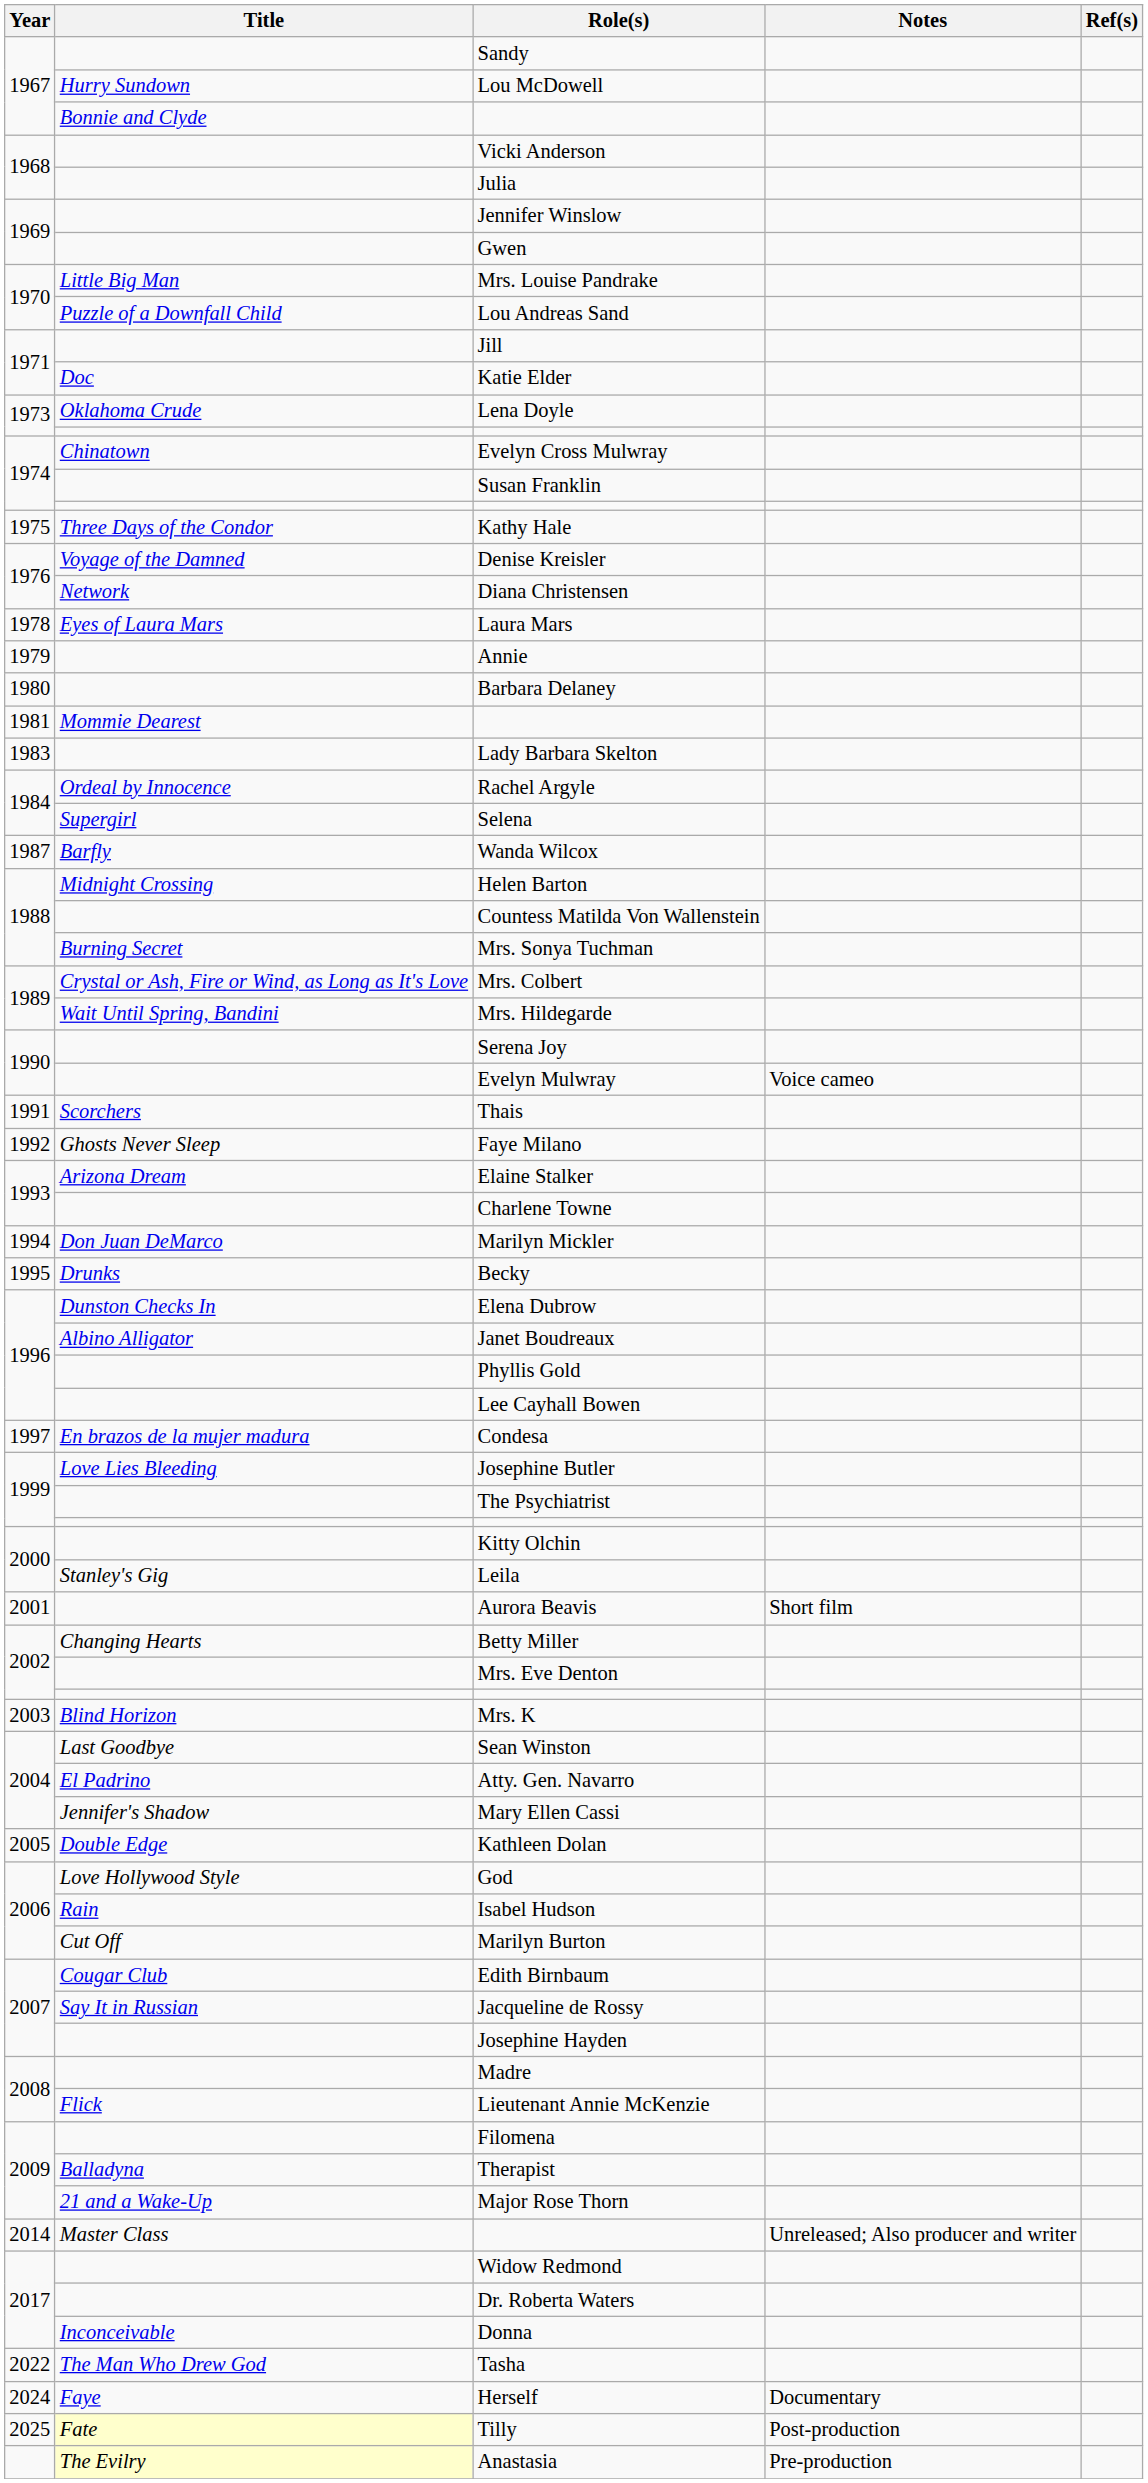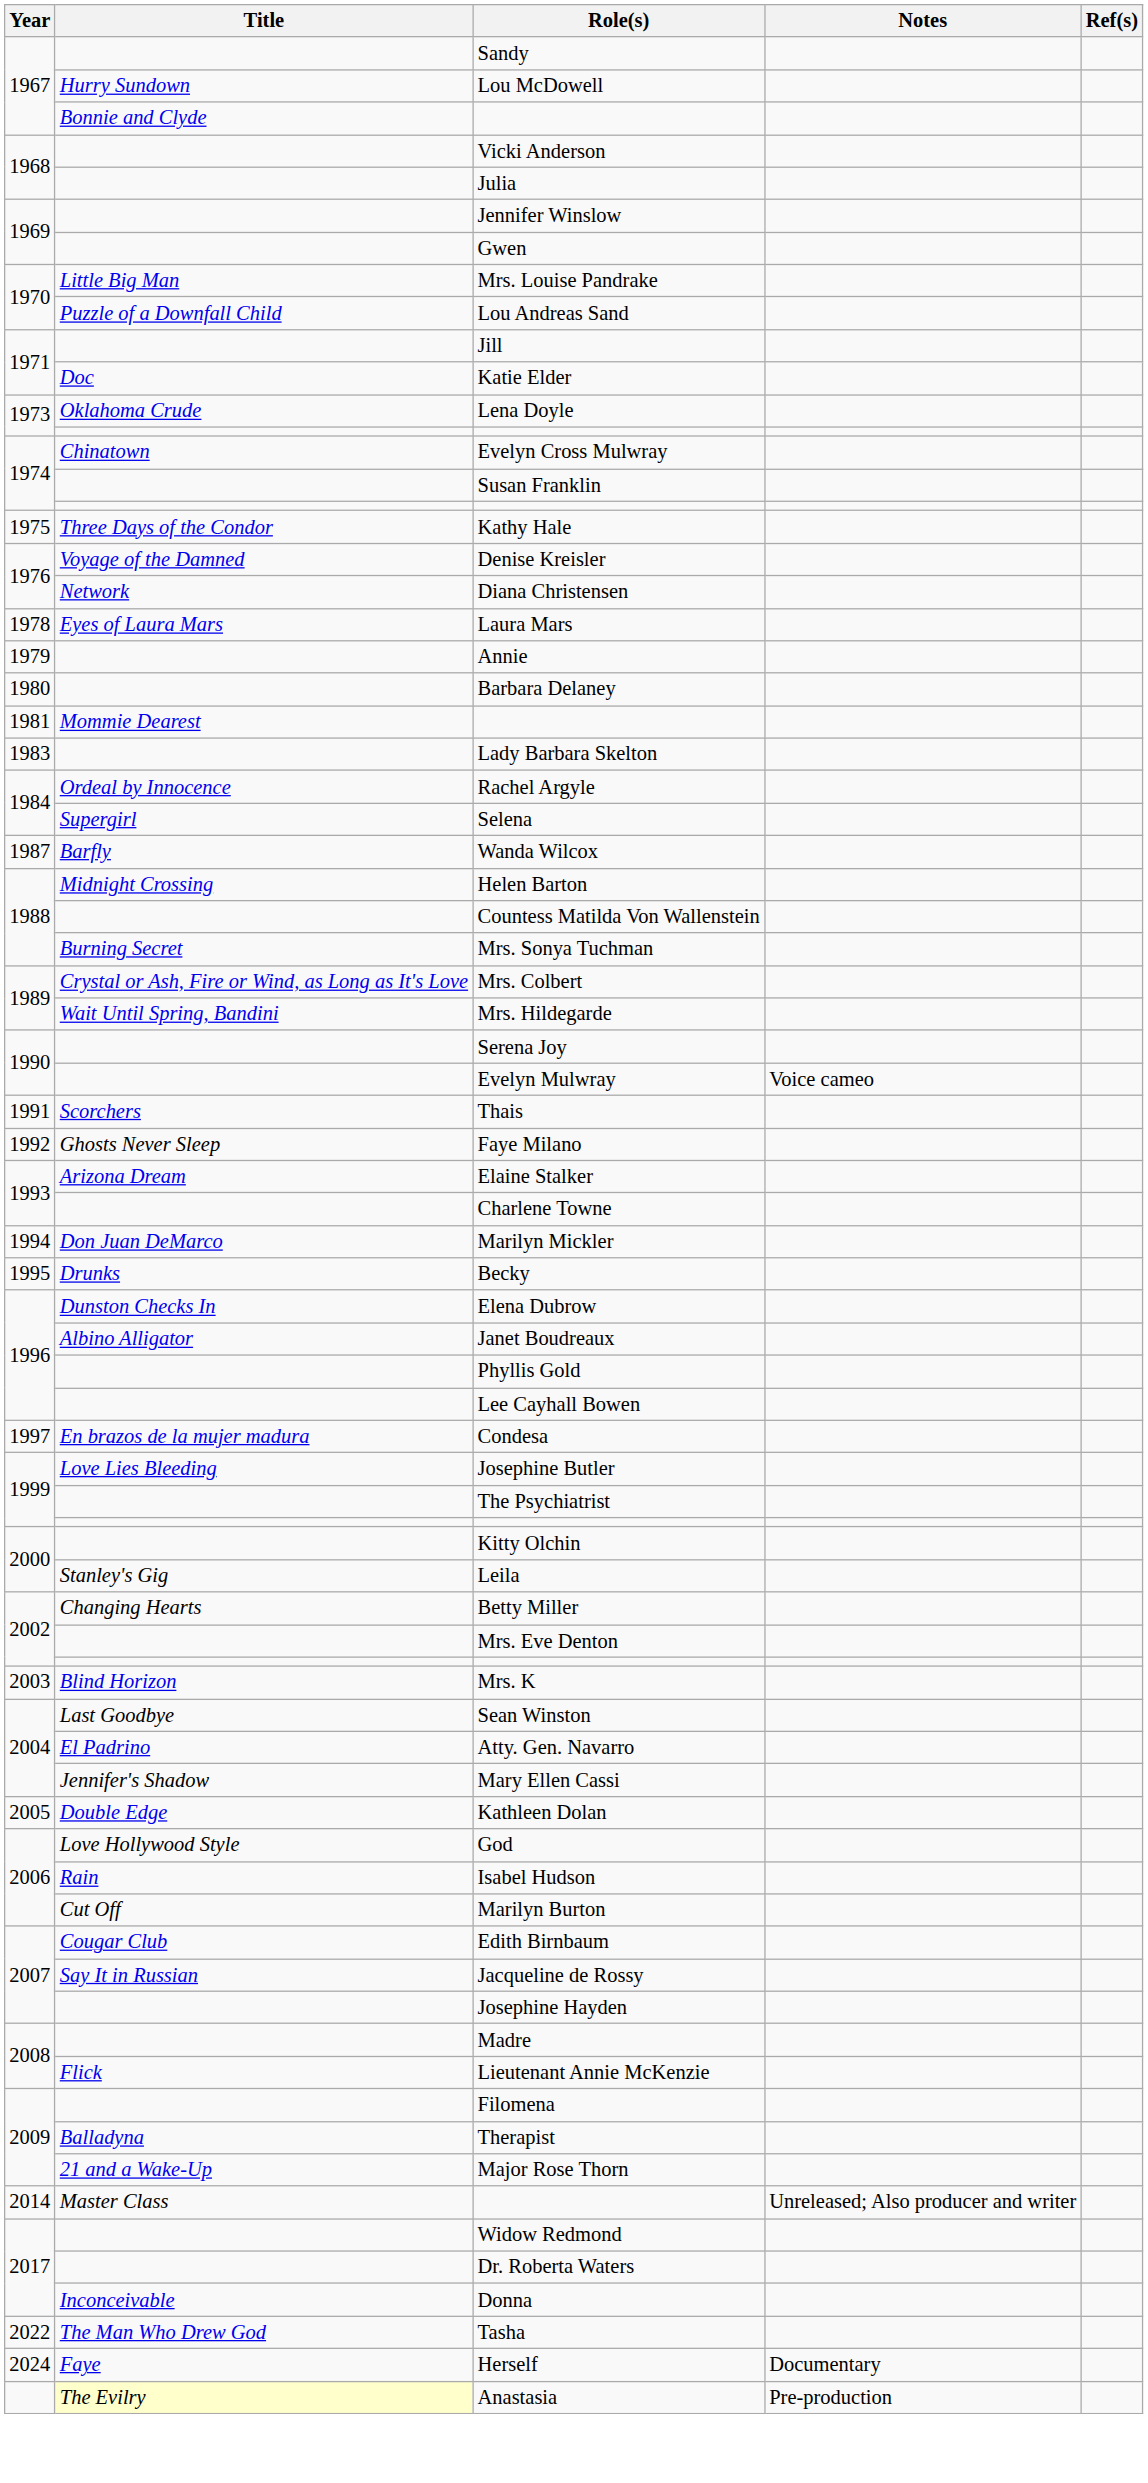- row: (30, 1608)
- row: (30, 2429)
